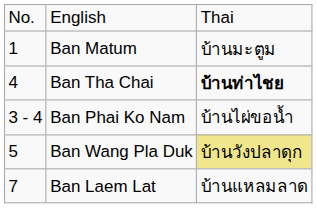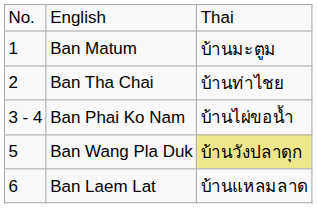(13, 82) 4 -> (13, 82) 2
(242, 83) bold -> (242, 83) normal
(13, 185) 7 -> (13, 185) 6
